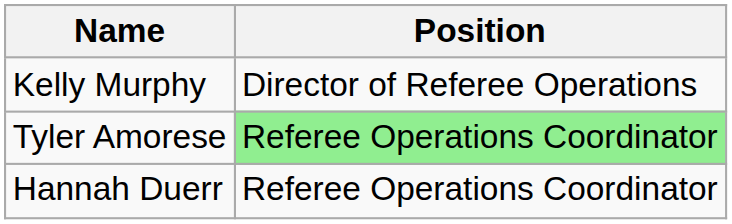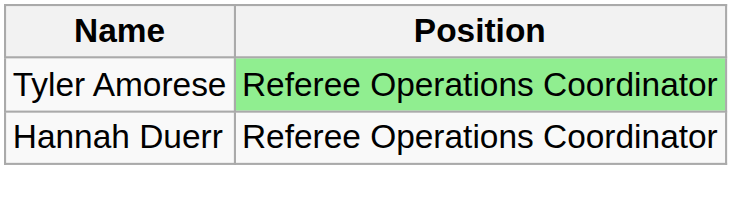- row: (109, 84)
